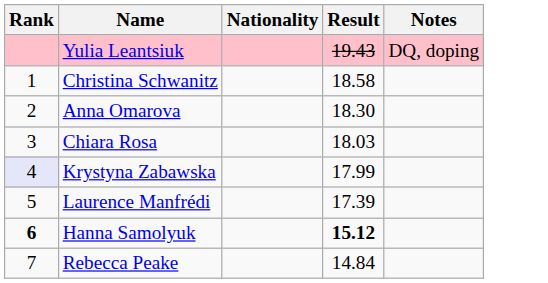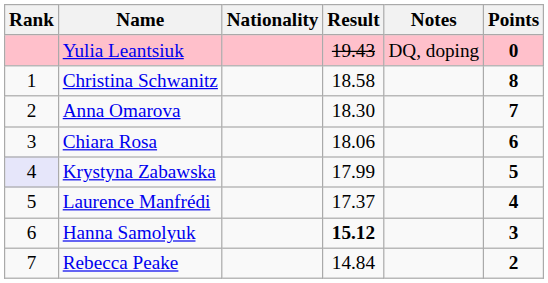+ column: (514, 19)
(353, 141) 18.03 -> (353, 141) 18.06
(353, 202) 17.39 -> (353, 202) 17.37
(31, 232) bold -> (31, 232) normal
